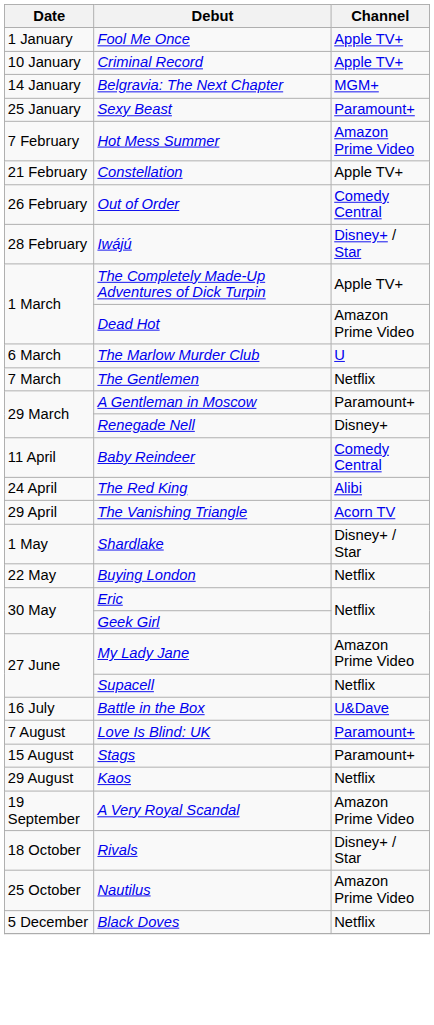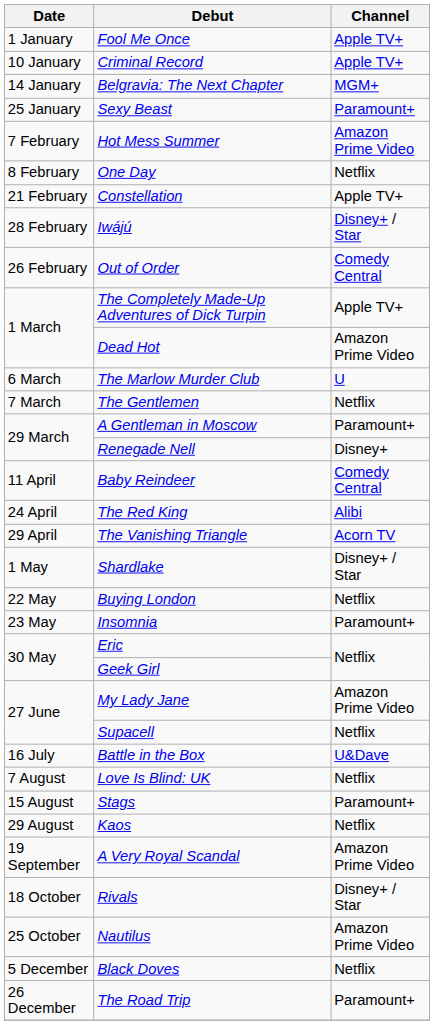+ row: (126, 172)
rows swapped: (138, 204) <-> (115, 244)
+ row: (127, 622)
(375, 732) Paramount+ -> (355, 778) Netflix
+ row: (144, 1000)
